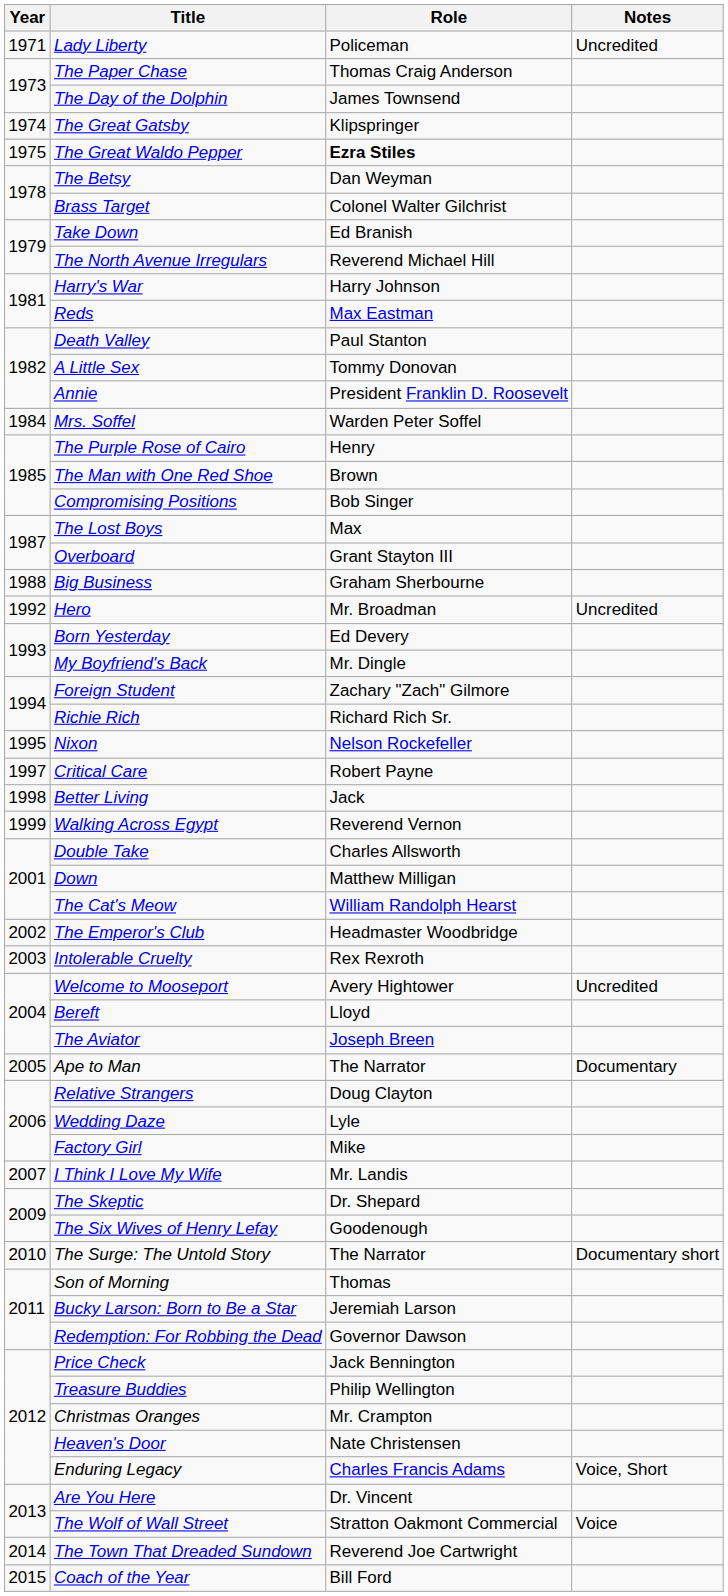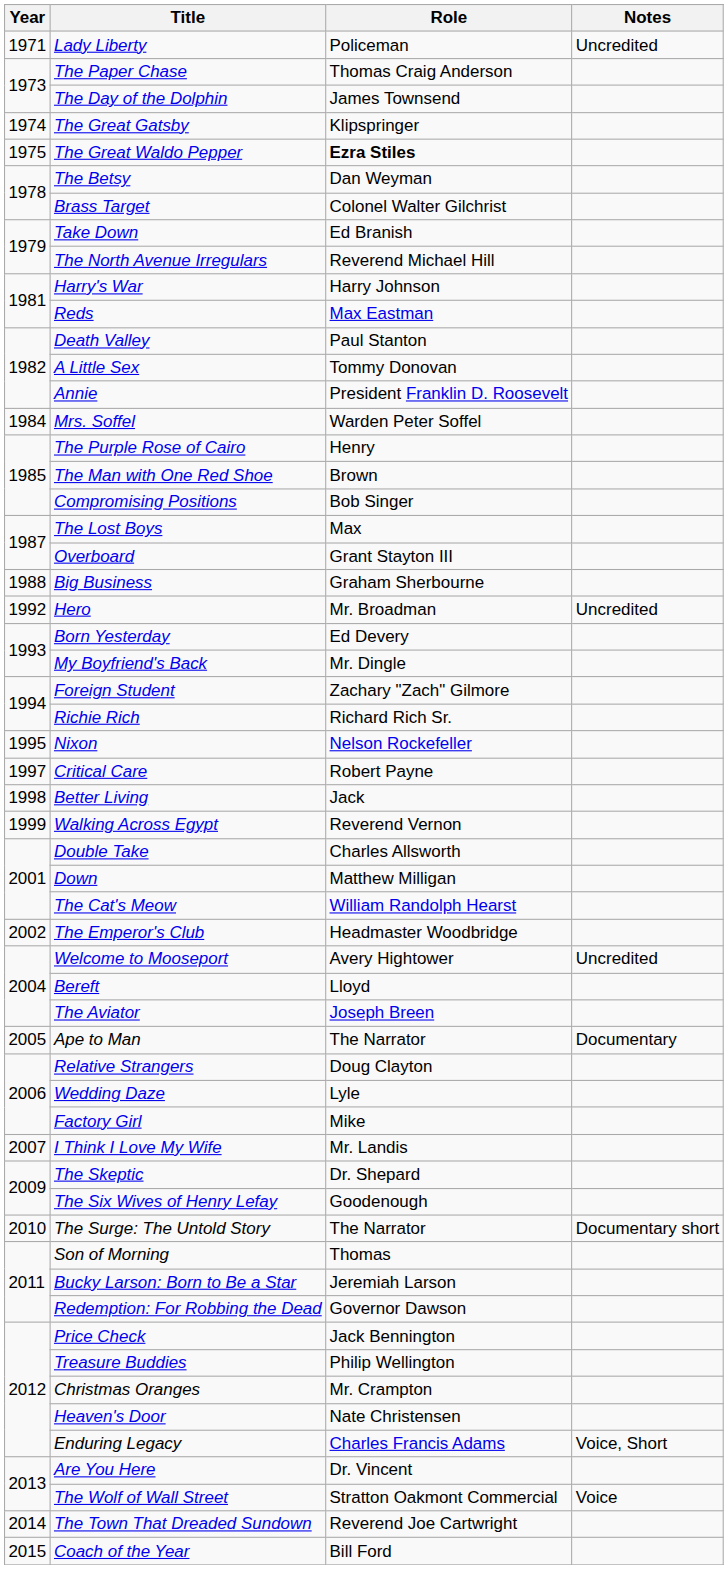- row: (123, 959)
